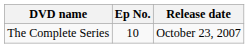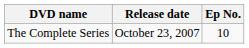columns swapped: (133, 14) <-> (199, 14)
